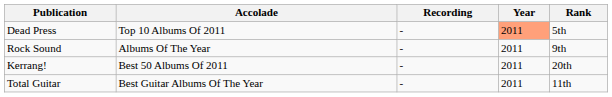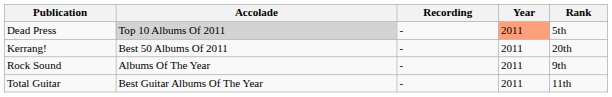(172, 30) no background -> (172, 30) lightgrey background
rows swapped: (34, 48) <-> (27, 65)
